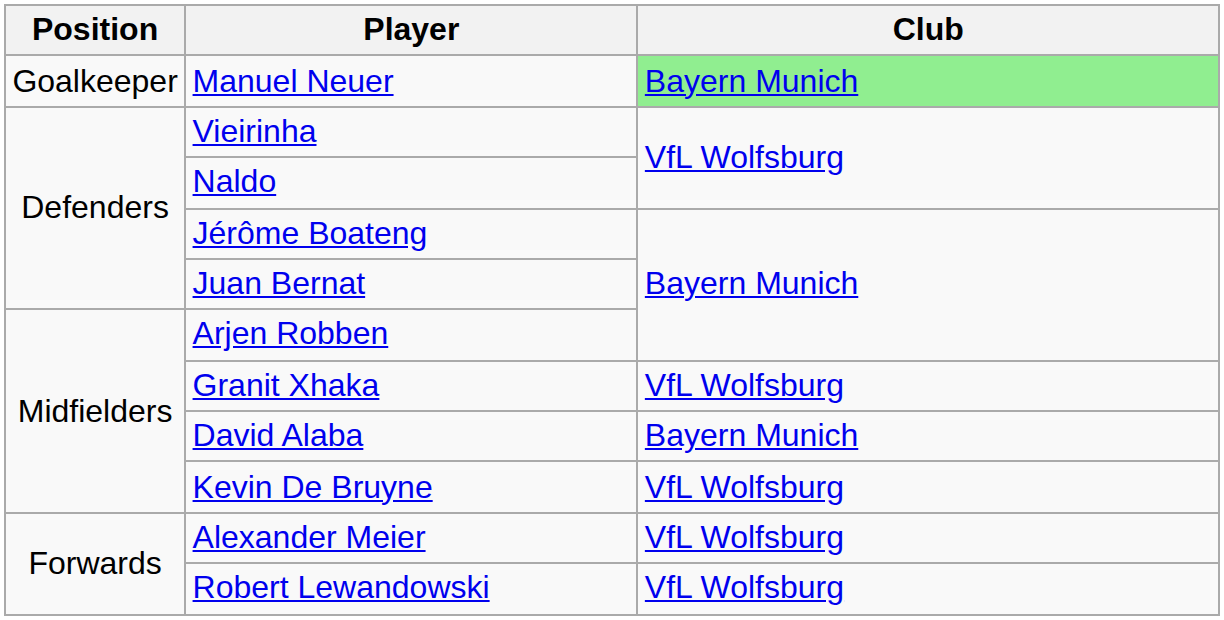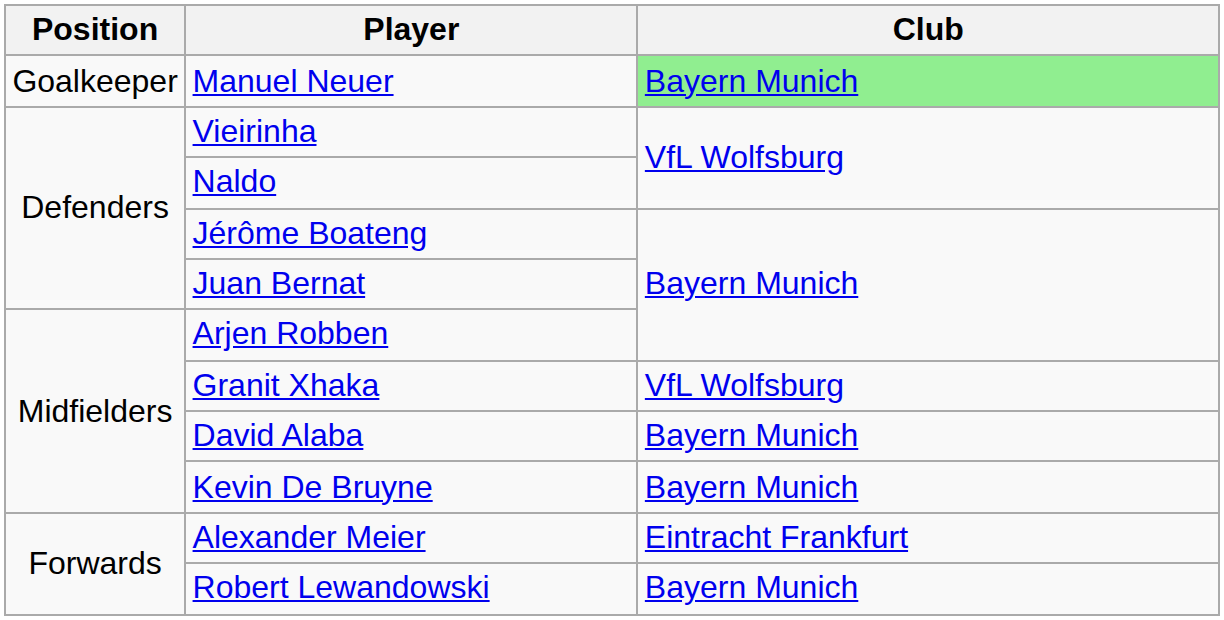(744, 486) VfL Wolfsburg -> (752, 486) Bayern Munich
(744, 537) VfL Wolfsburg -> (776, 537) Eintracht Frankfurt
(744, 588) VfL Wolfsburg -> (752, 588) Bayern Munich
